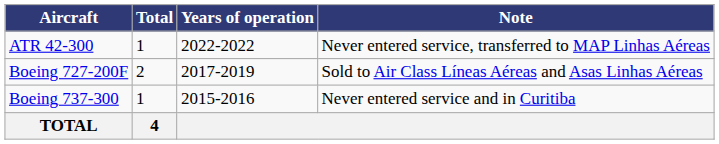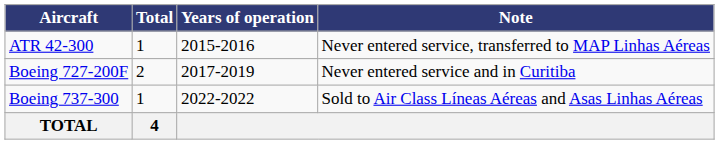(247, 45) 2022-2022 -> (247, 45) 2015-2016
(516, 72) Sold to Air Class Líneas Aéreas and Asas Linhas Aéreas -> (516, 72) Never entered service and in Curitiba
(247, 99) 2015-2016 -> (247, 99) 2022-2022
(516, 99) Never entered service and in Curitiba -> (516, 99) Sold to Air Class Líneas Aéreas and Asas Linhas Aéreas
